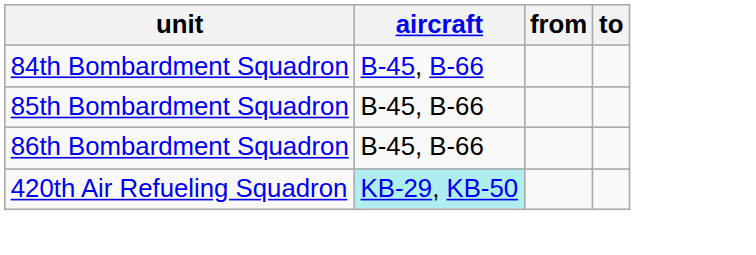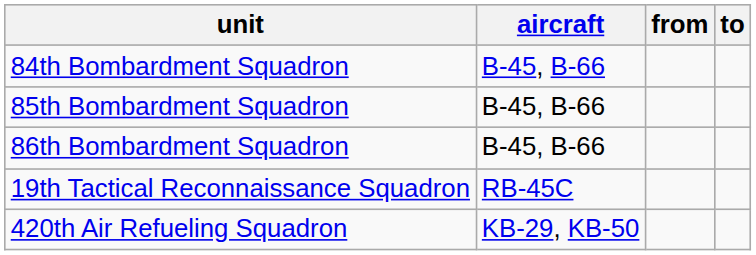+ row: (240, 188)
(439, 188) paleturquoise background -> (561, 229) no background
